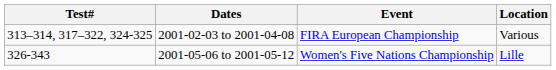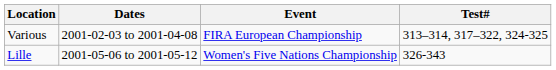columns swapped: (80, 14) <-> (524, 14)
